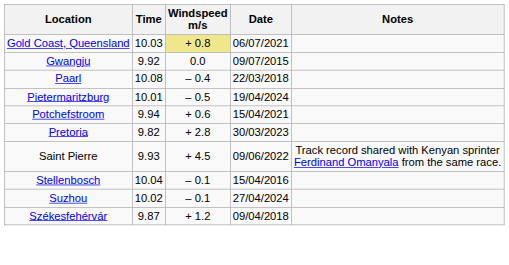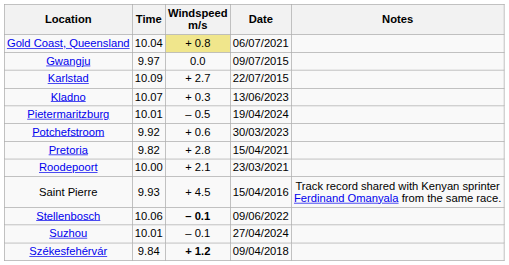(149, 43) 10.03 -> (149, 43) 10.04
(149, 61) 9.92 -> (149, 61) 9.97
+ row: (68, 79)
+ row: (68, 97)
- row: (68, 79)
(149, 114) 9.94 -> (149, 132) 9.92
(261, 114) 15/04/2021 -> (261, 132) 30/03/2023
(261, 132) 30/03/2023 -> (261, 150) 15/04/2021
+ row: (68, 168)
(261, 156) 09/06/2022 -> (261, 192) 15/04/2016
(149, 180) 10.04 -> (149, 216) 10.06
(198, 180) normal -> (198, 216) bold
(261, 180) 15/04/2016 -> (261, 216) 09/06/2022
(149, 198) 10.02 -> (149, 233) 10.01
(149, 216) 9.87 -> (149, 251) 9.84
(198, 216) normal -> (198, 251) bold
